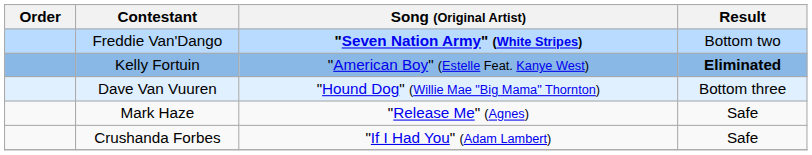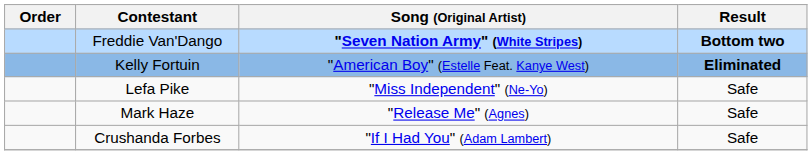(743, 41) normal -> (743, 41) bold
+ row: (157, 89)
- row: (157, 89)
